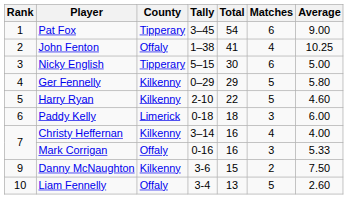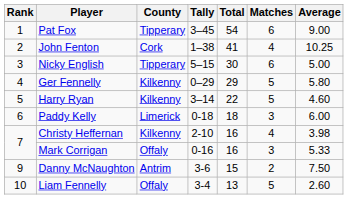(154, 47) Offaly -> (151, 47) Cork
(202, 99) 2-10 -> (202, 99) 3–14
(202, 133) 3–14 -> (202, 133) 2-10
(319, 133) 4.00 -> (319, 133) 3.98
(160, 168) Kilkenny -> (155, 168) Antrim
